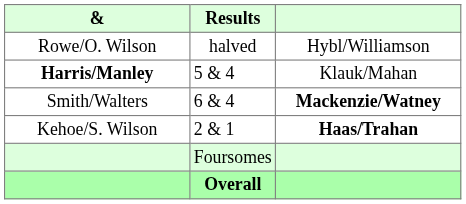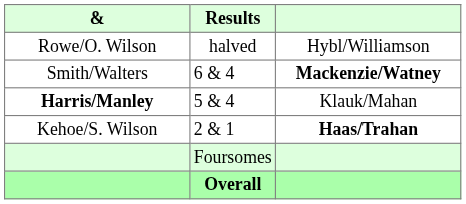rows swapped: (97, 101) <-> (97, 73)
